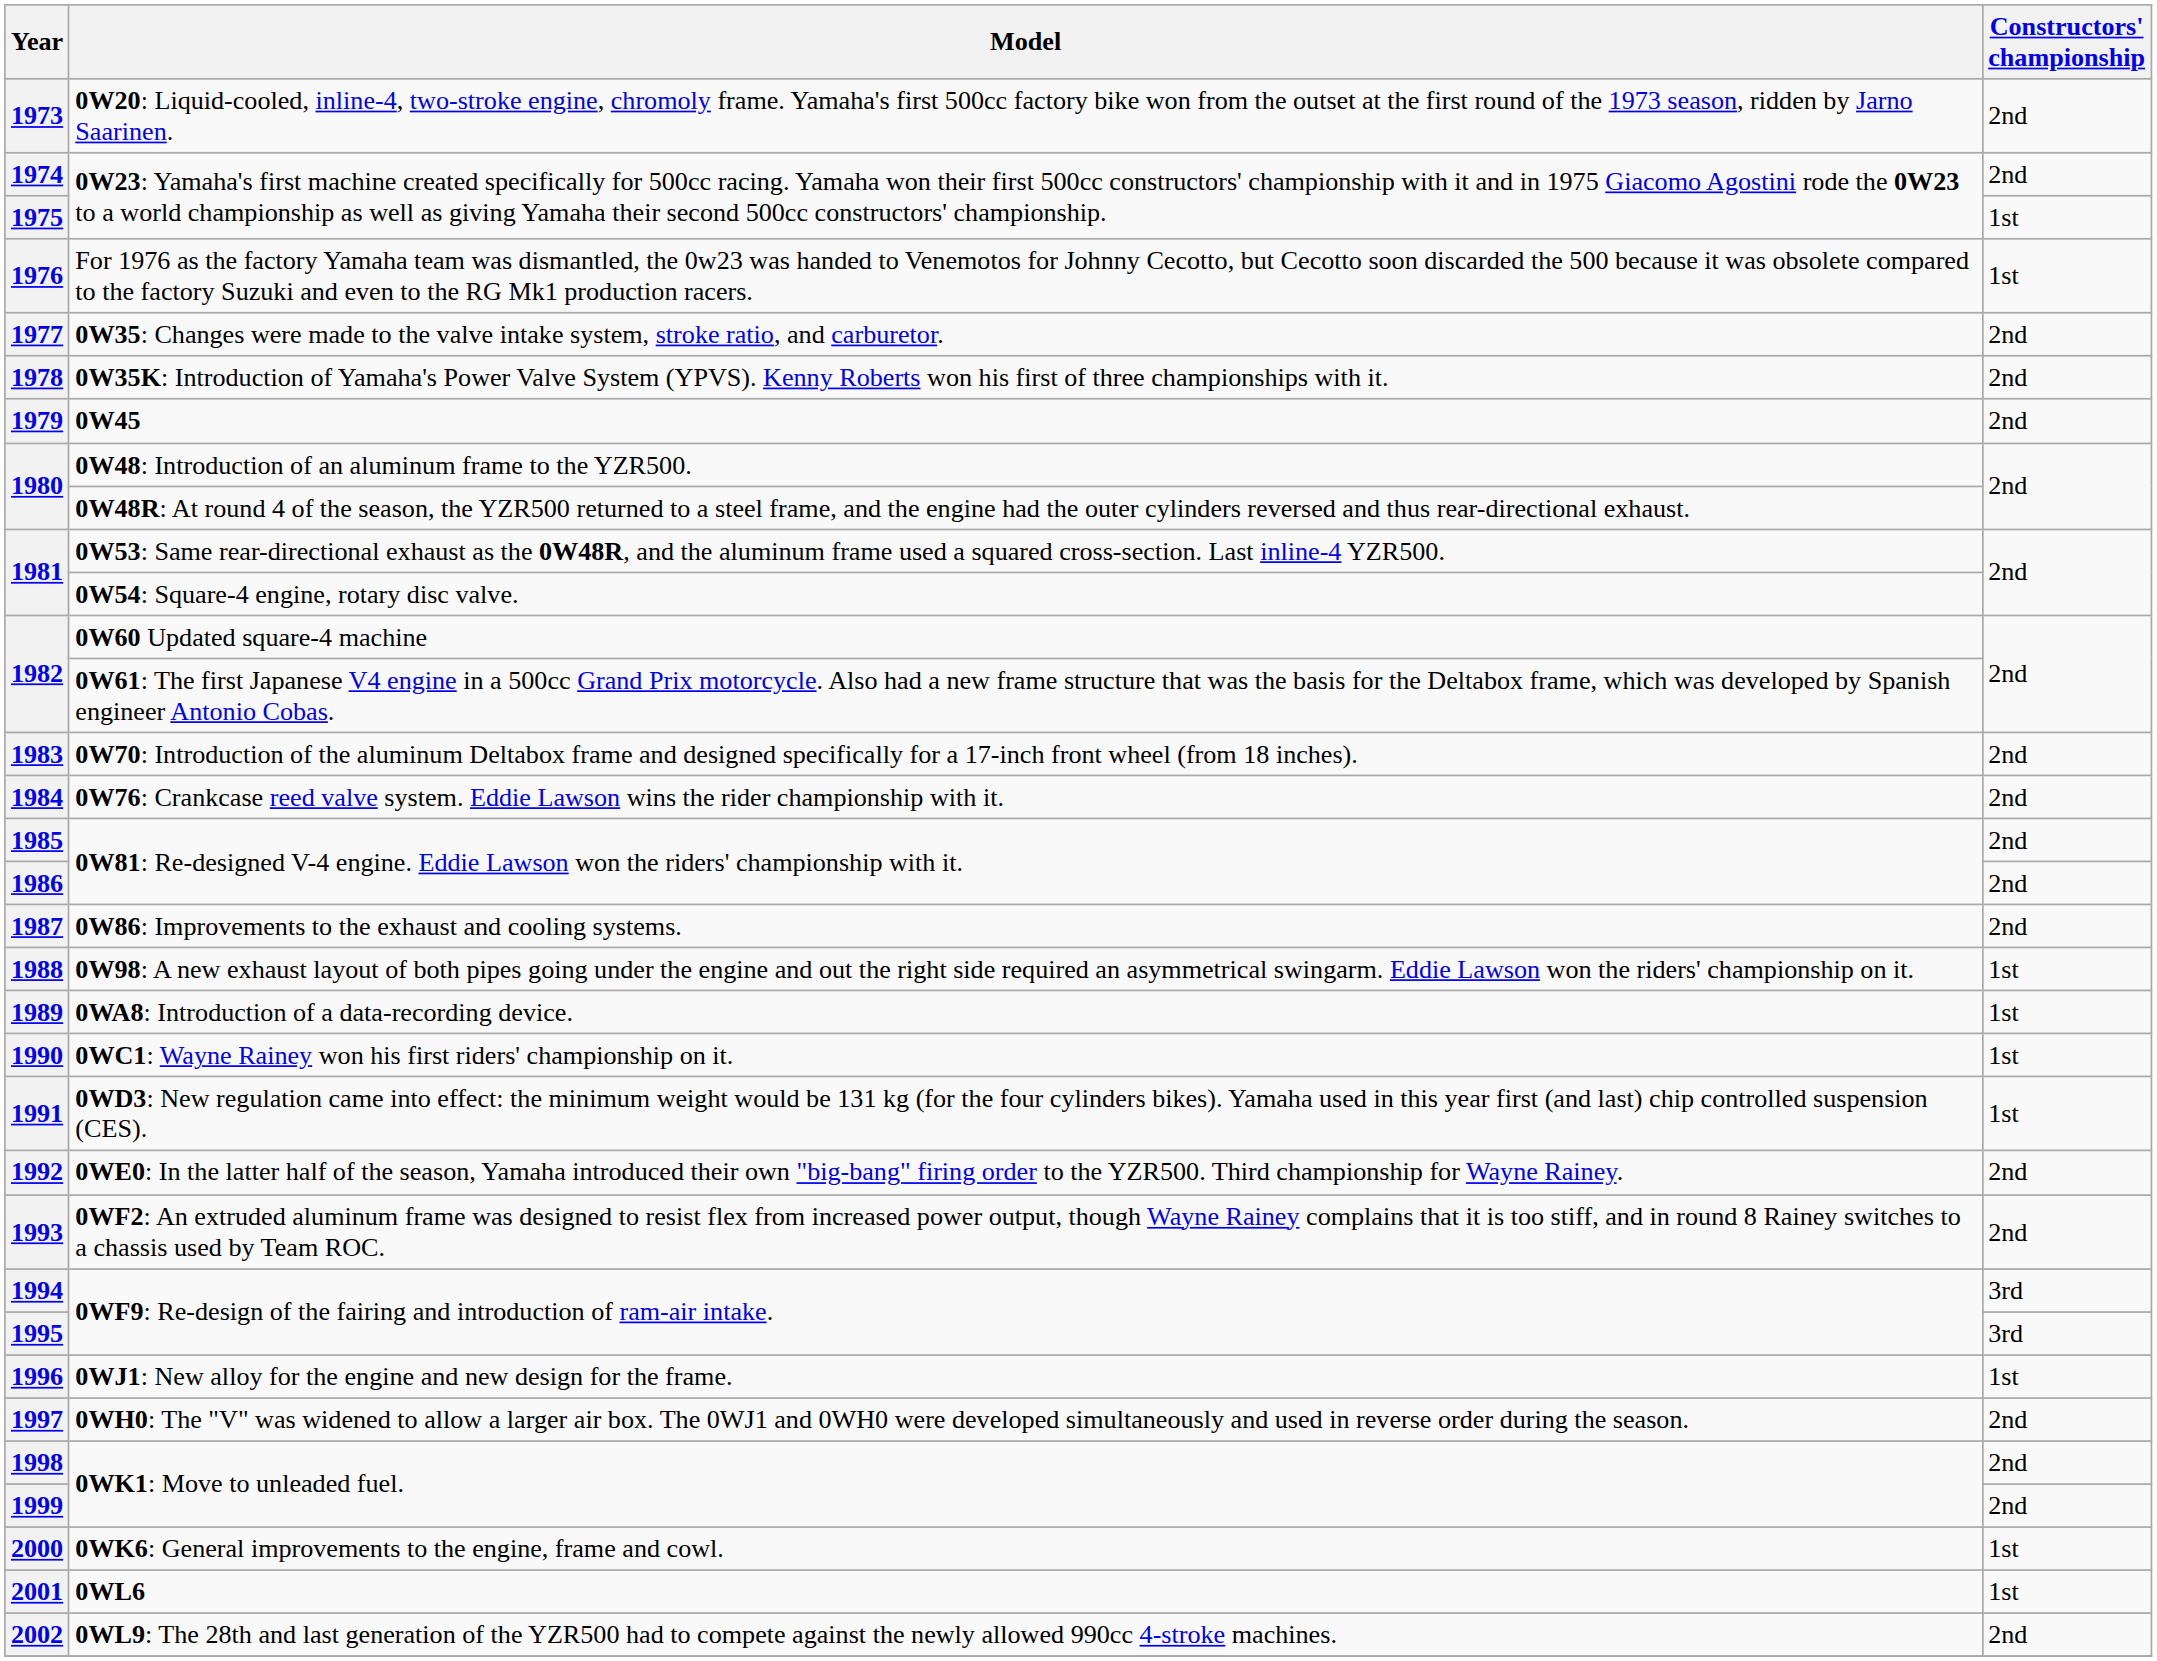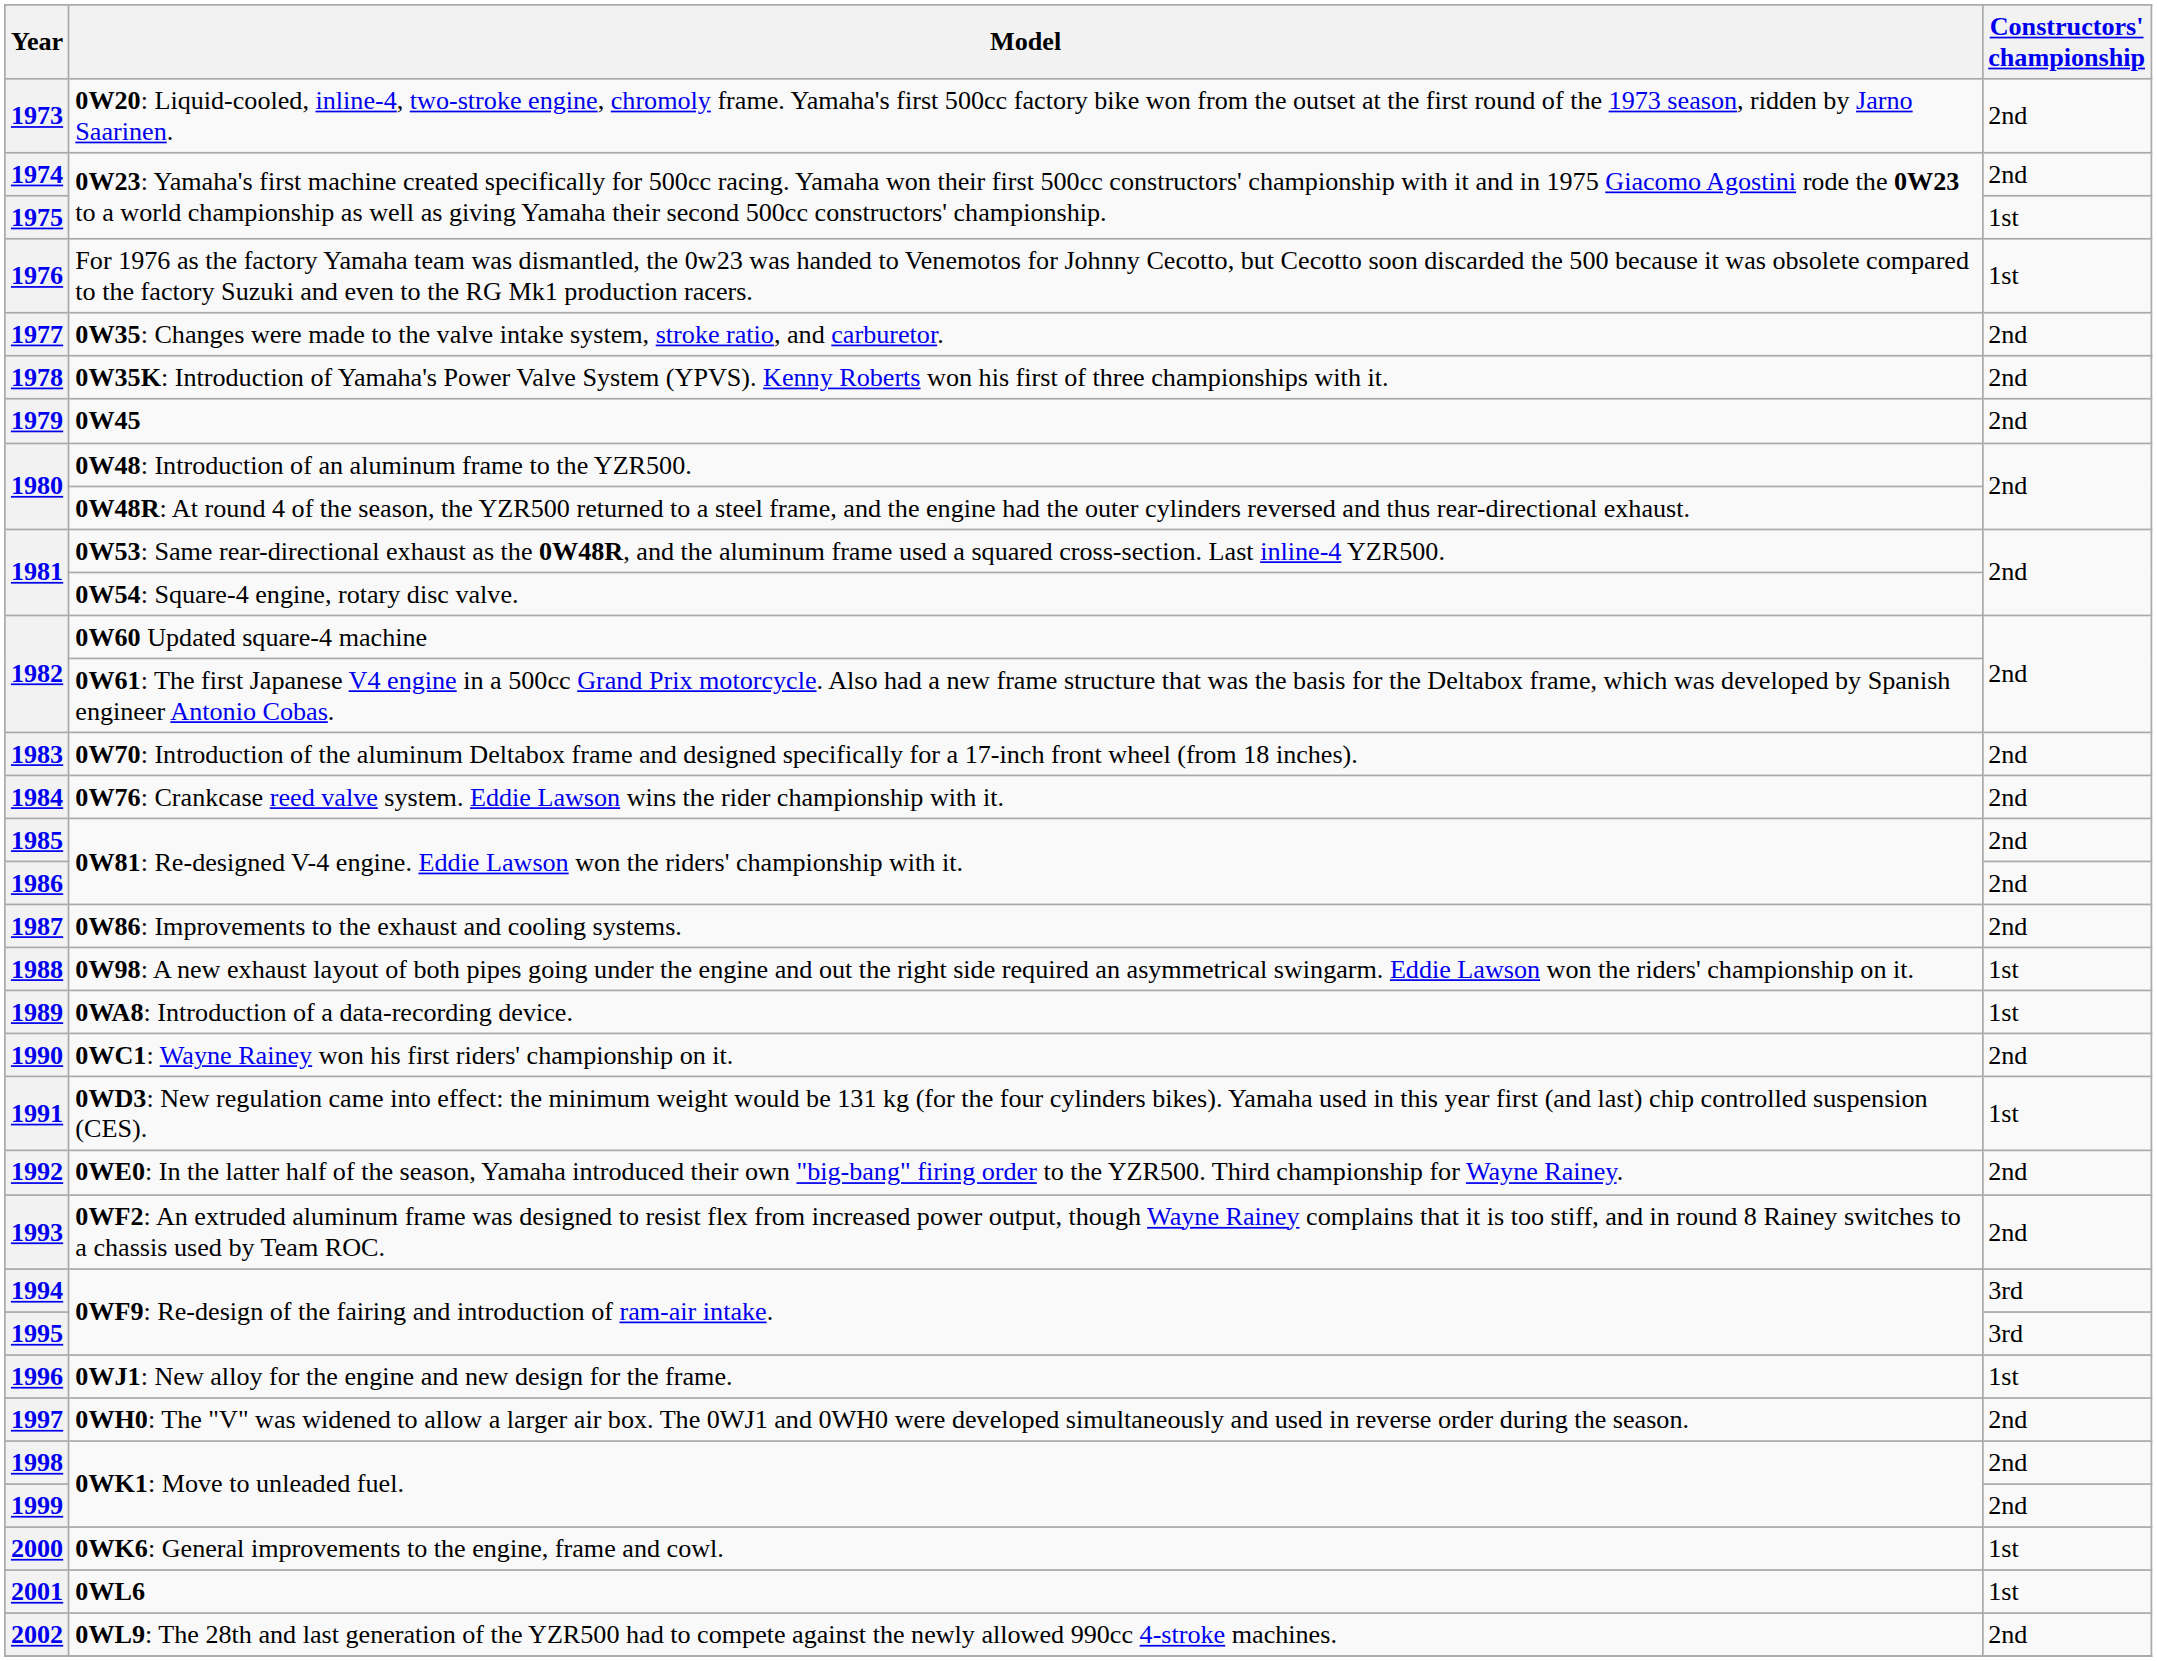(2003, 1055) 1st -> (2008, 1055) 2nd
